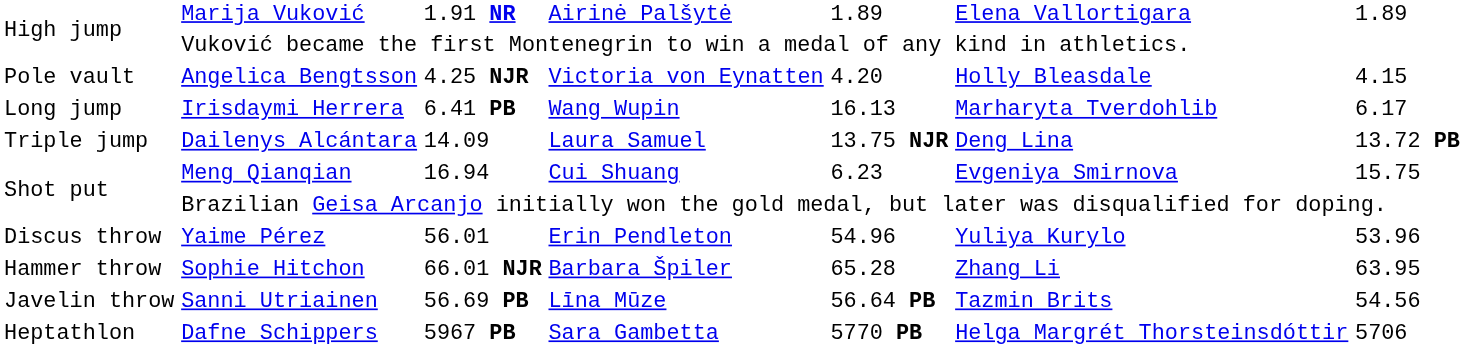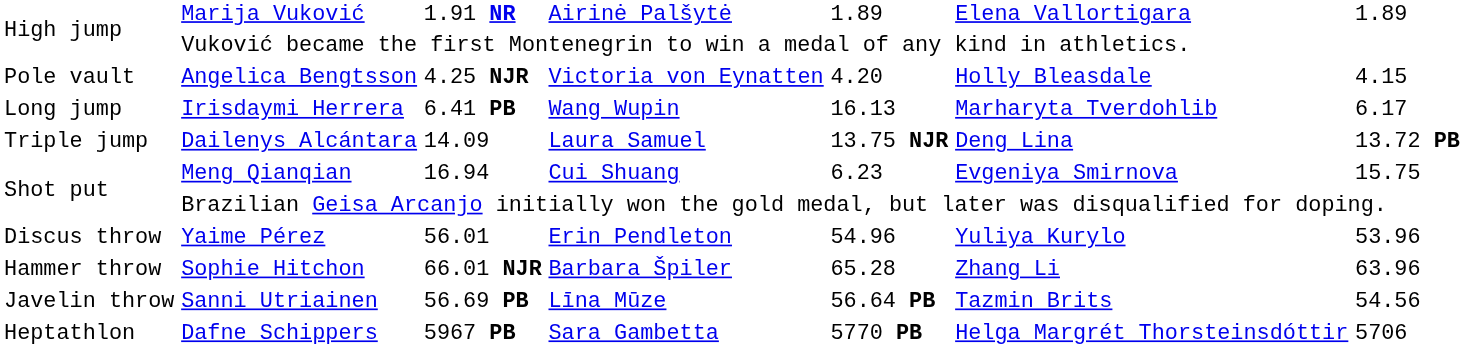(1388, 269) 63.95 -> (1388, 269) 63.96
